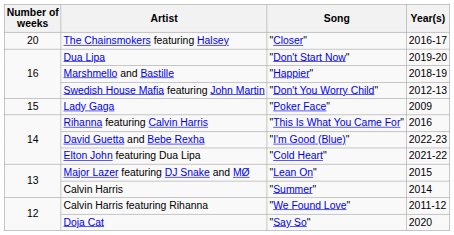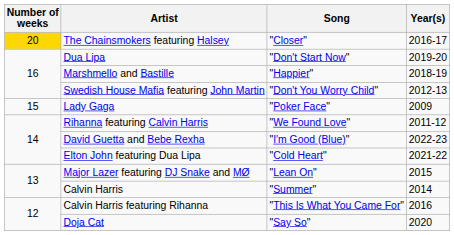(33, 40) no background -> (33, 40) gold background
(337, 123) "This Is What You Came For" -> (310, 123) "We Found Love"
(420, 123) 2016 -> (428, 123) 2011-12
(310, 205) "We Found Love" -> (337, 205) "This Is What You Came For"
(428, 205) 2011-12 -> (420, 205) 2016
